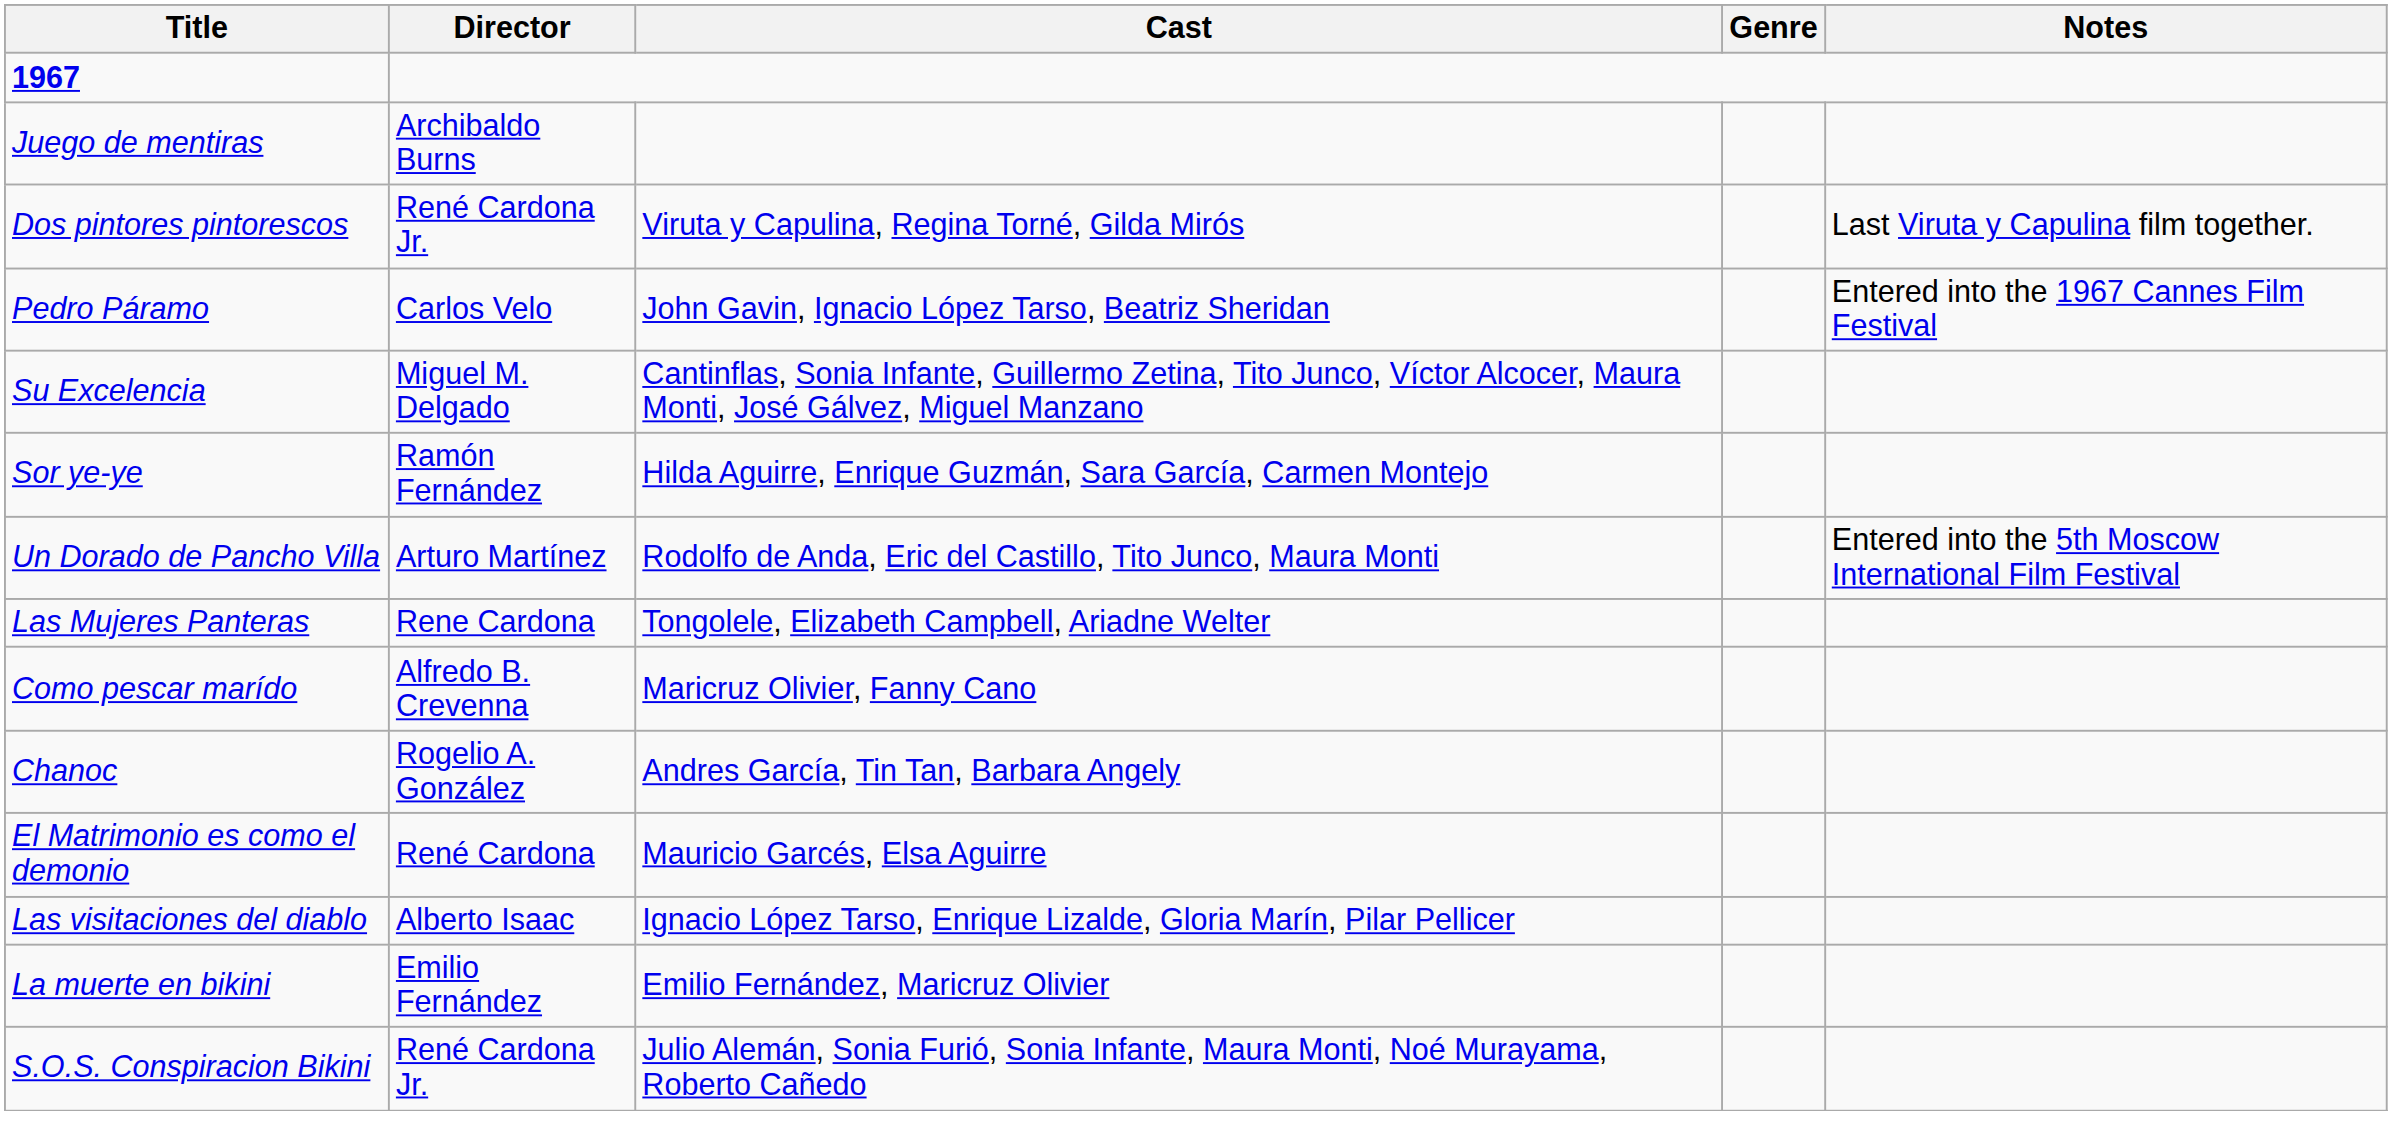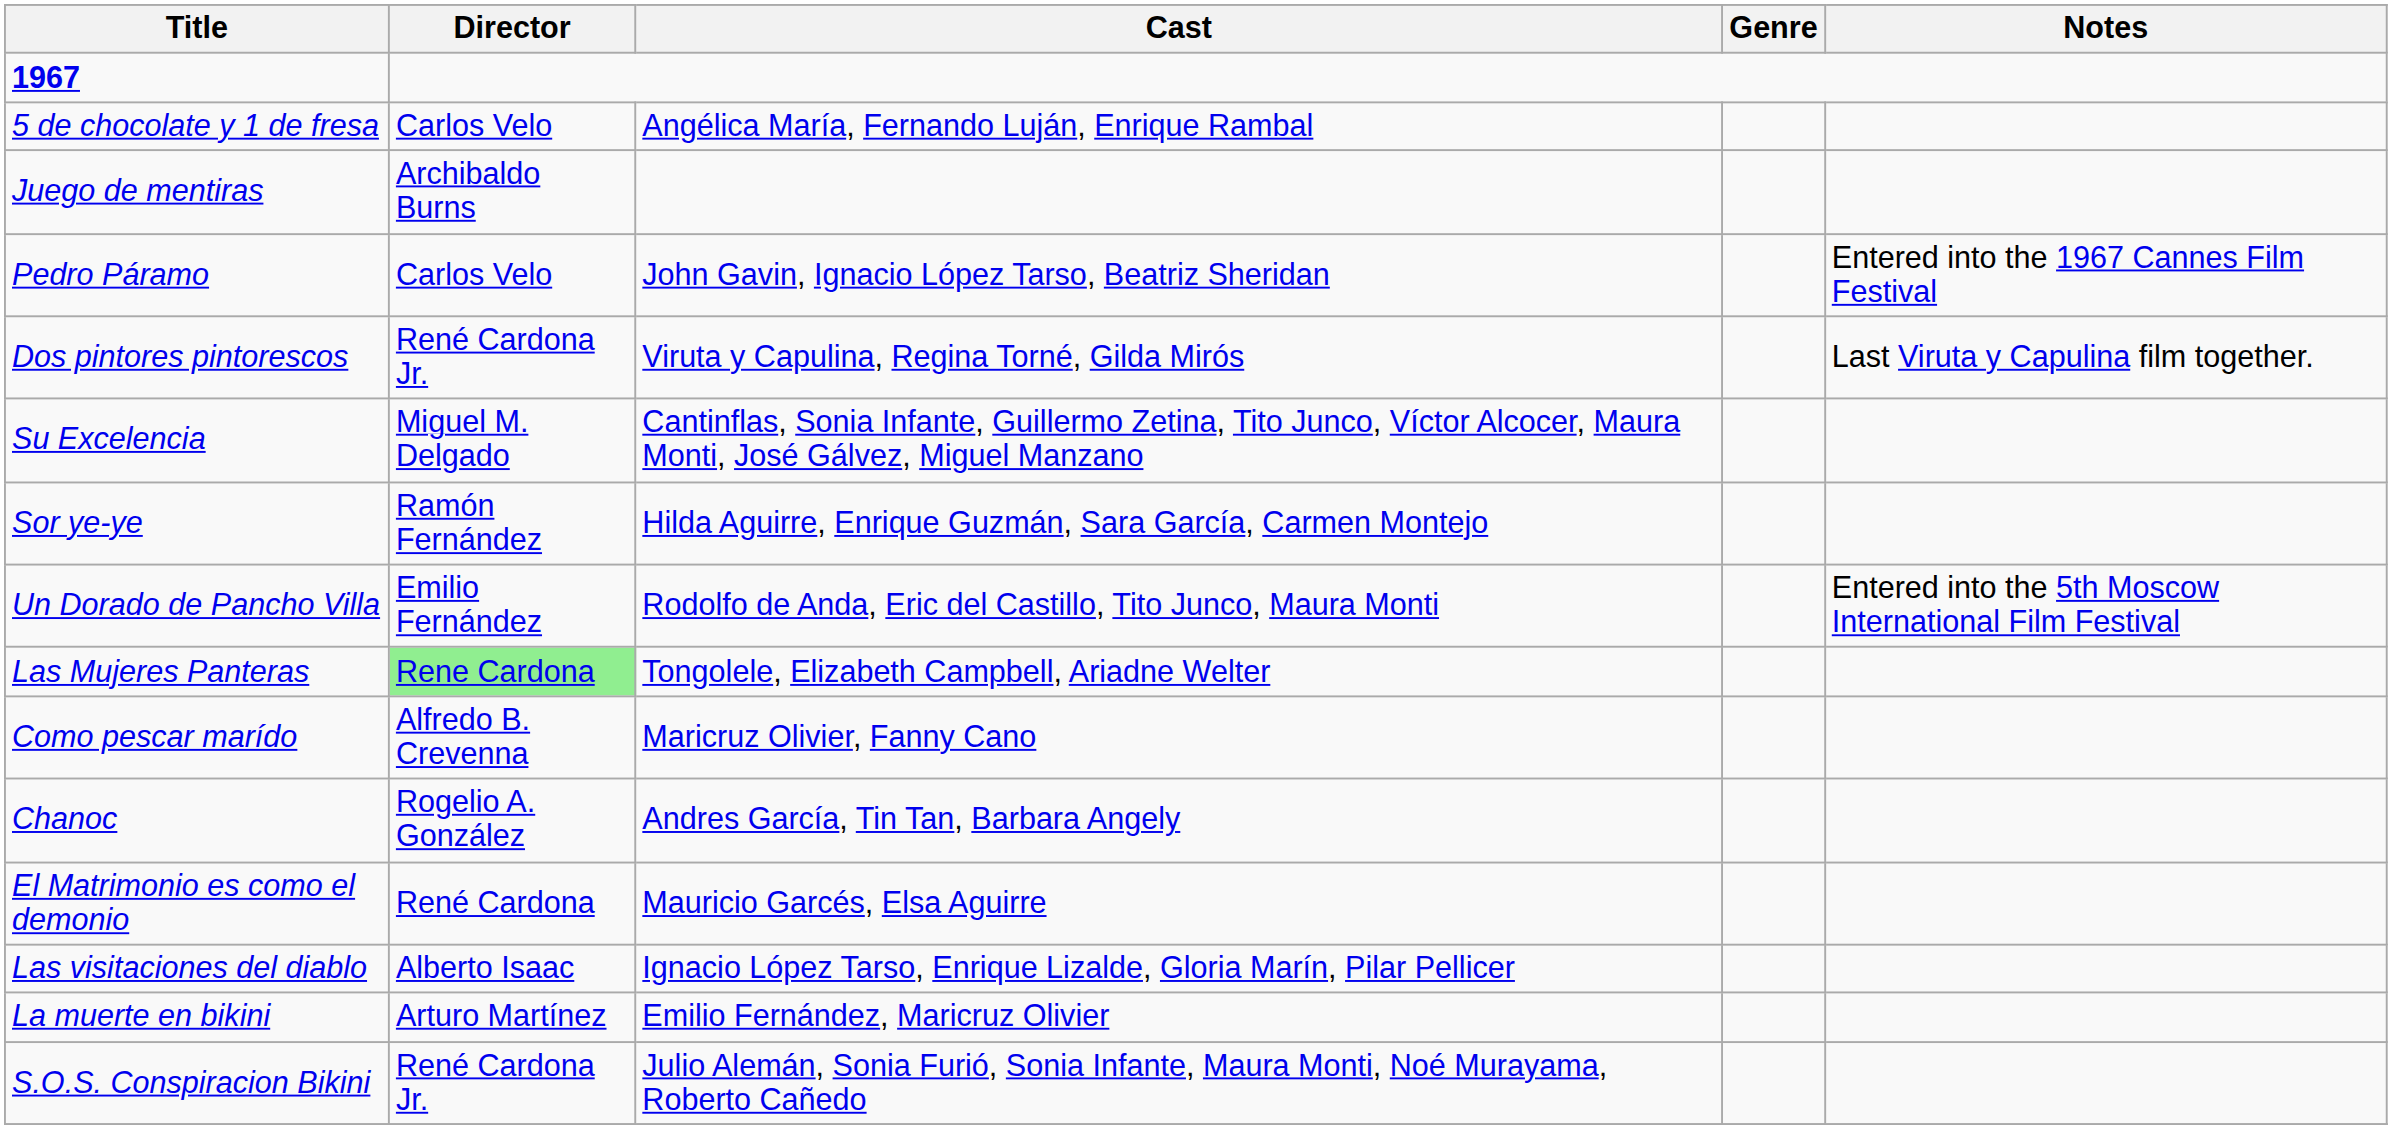+ row: (195, 125)
rows swapped: (111, 308) <-> (180, 225)
(501, 557) Arturo Martínez -> (469, 605) Emilio Fernández
(495, 622) no background -> (495, 671) lightgreen background
(469, 985) Emilio Fernández -> (501, 1016) Arturo Martínez
